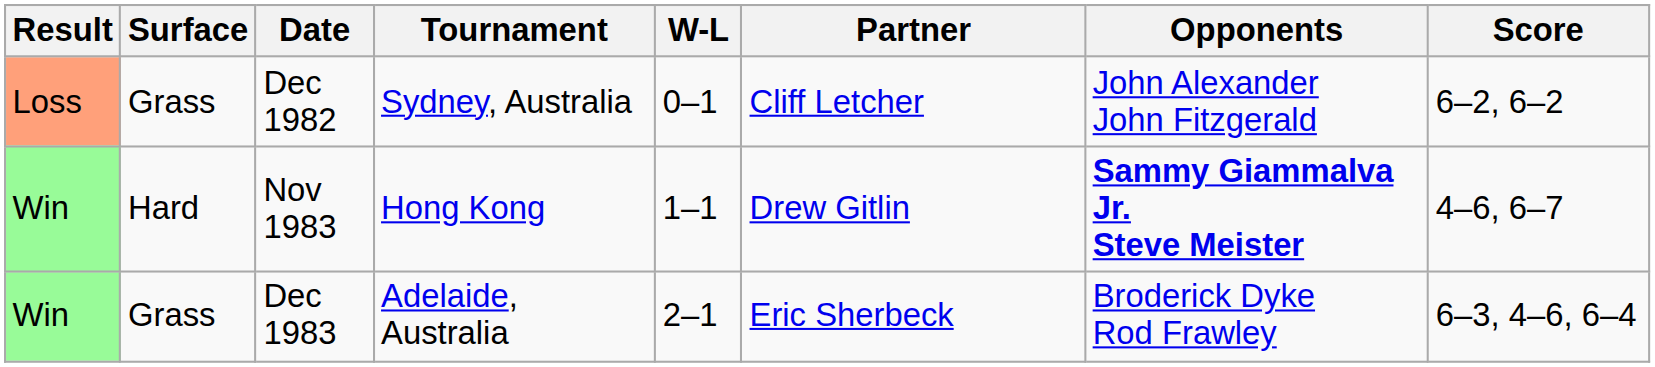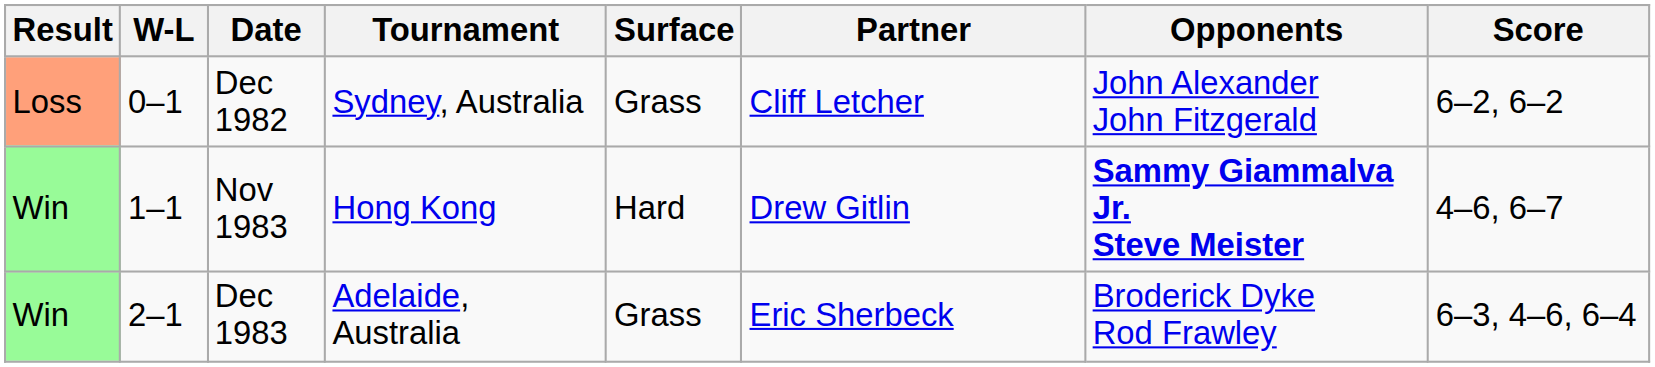columns swapped: (699, 30) <-> (188, 30)
